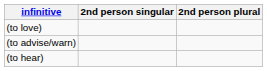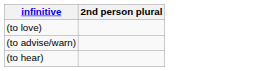- column: (127, 12)
